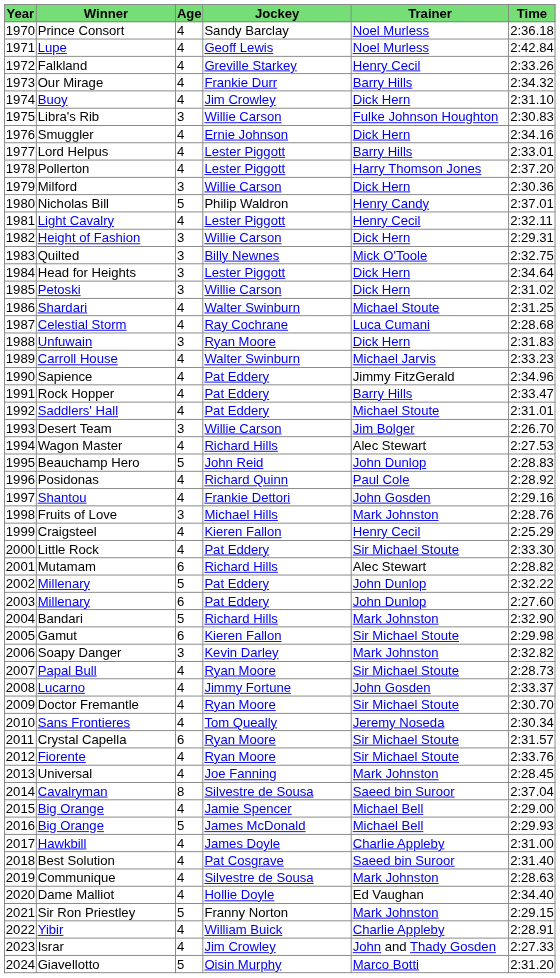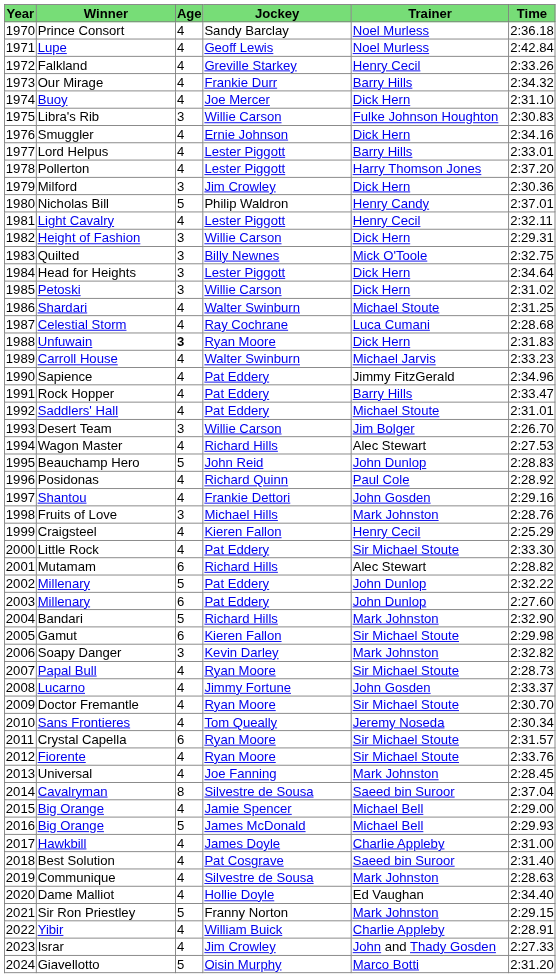(240, 100) Jim Crowley -> (237, 100) Joe Mercer
(243, 186) Willie Carson -> (240, 186) Jim Crowley
(181, 342) normal -> (181, 342) bold
